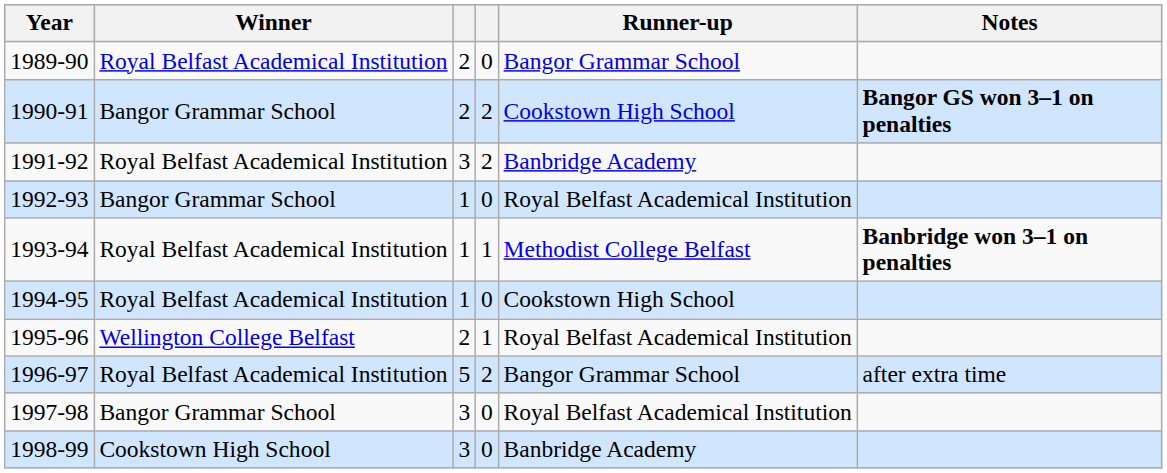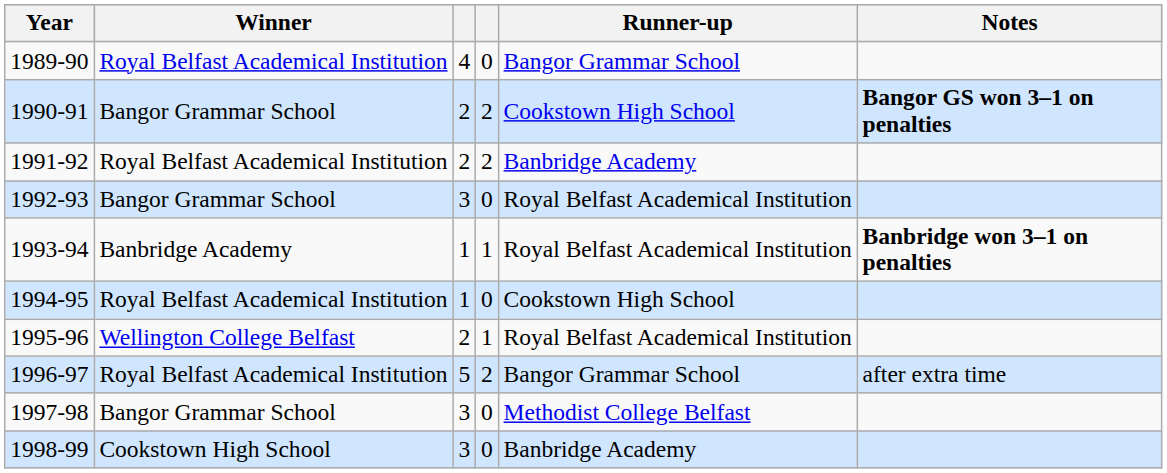(464, 60) 2 -> (464, 60) 4
(464, 161) 3 -> (464, 161) 2
(464, 198) 1 -> (464, 198) 3
(273, 249) Royal Belfast Academical Institution -> (196, 249) Banbridge Academy
(627, 249) Methodist College Belfast -> (678, 249) Royal Belfast Academical Institution
(678, 411) Royal Belfast Academical Institution -> (627, 411) Methodist College Belfast
